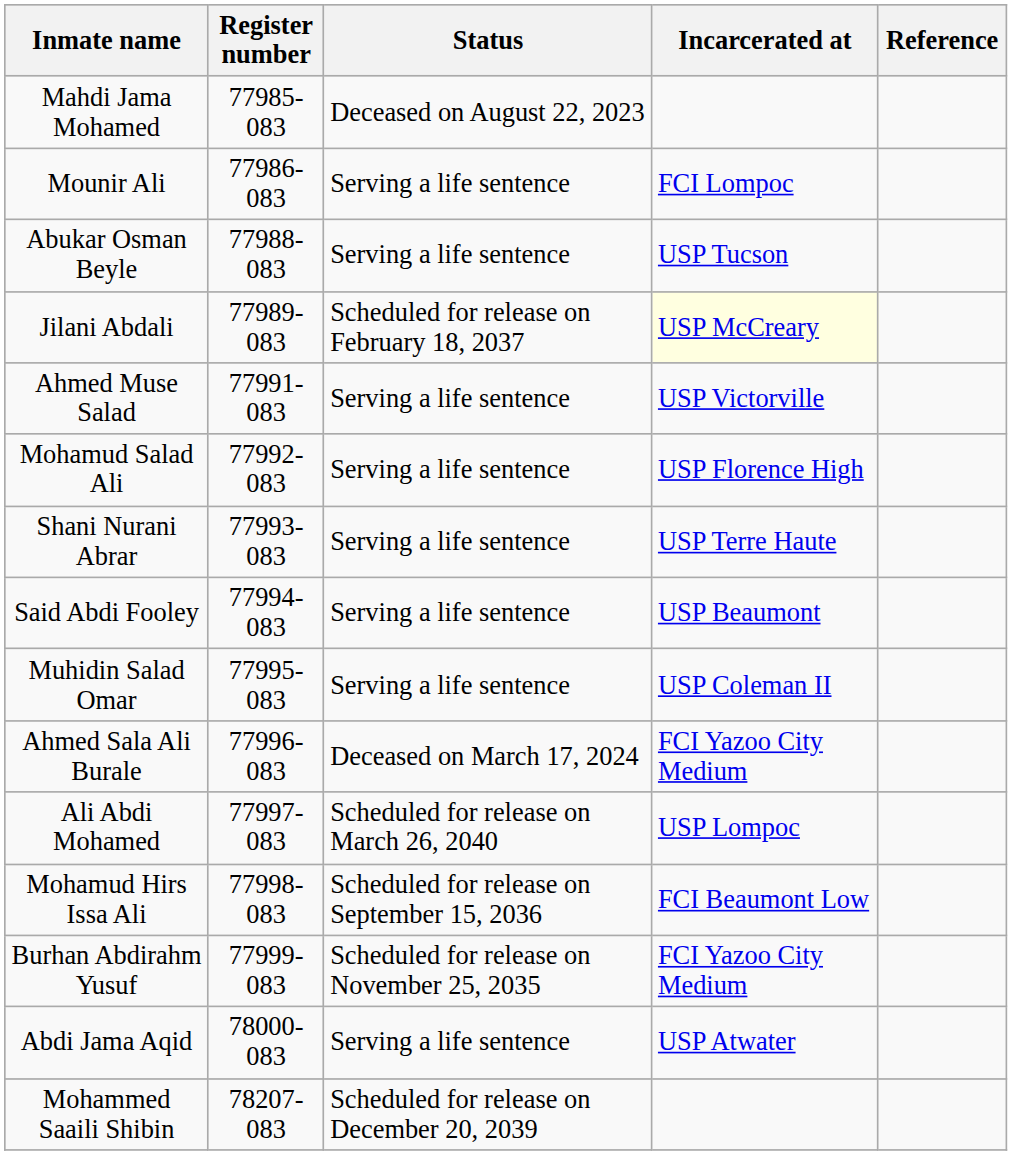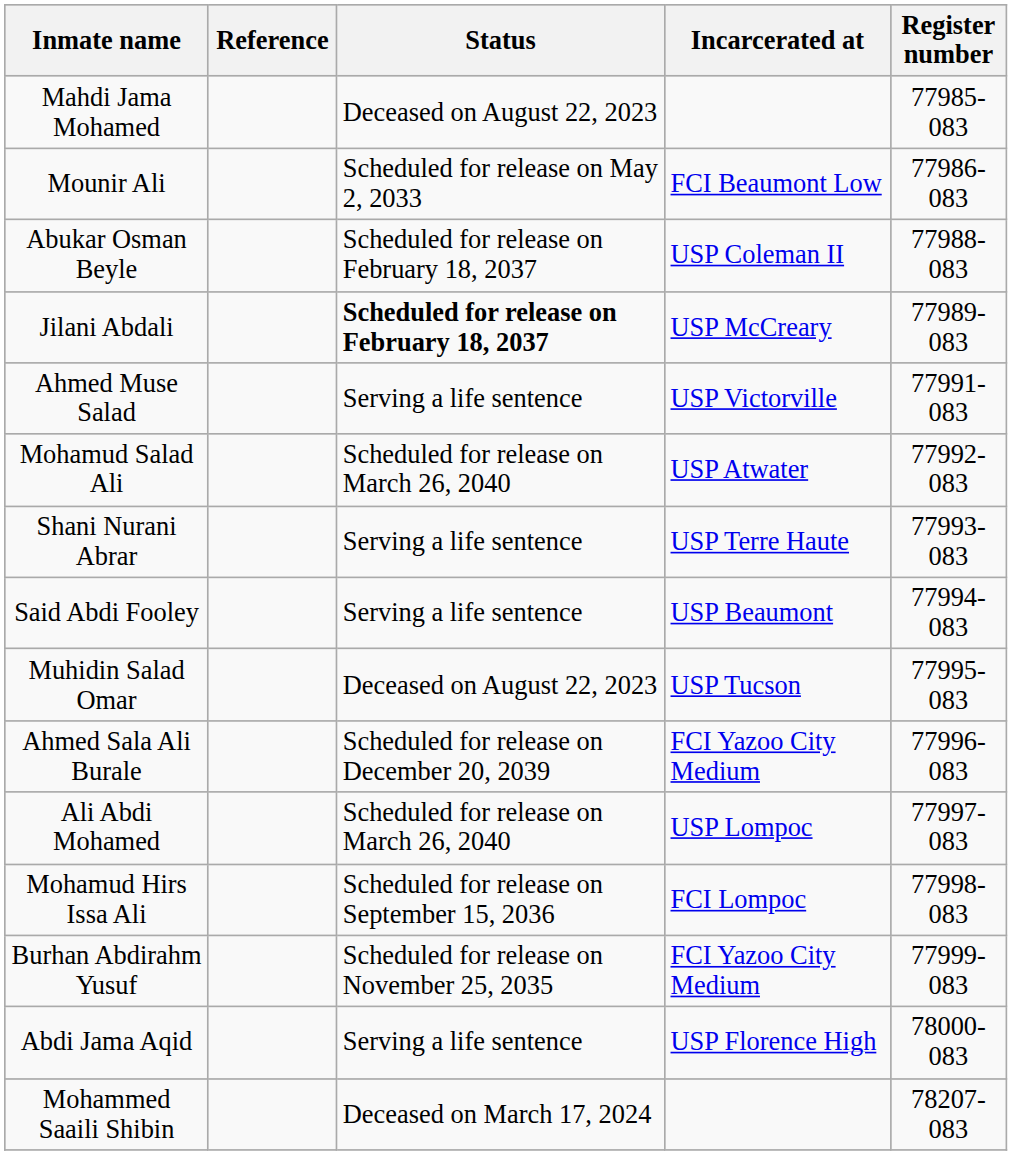columns swapped: (266, 40) <-> (942, 40)
(450, 183) Serving a life sentence -> (500, 183) Scheduled for release on May 2, 2033
(726, 183) FCI Lompoc -> (776, 183) FCI Beaumont Low
(450, 254) Serving a life sentence -> (473, 254) Scheduled for release on February 18, 2037
(723, 254) USP Tucson -> (757, 254) USP Coleman II
(460, 326) normal -> (480, 326) bold
(738, 326) lightyellow background -> (751, 326) no background
(450, 469) Serving a life sentence -> (473, 469) Scheduled for release on March 26, 2040
(761, 469) USP Florence High -> (739, 469) USP Atwater
(450, 684) Serving a life sentence -> (500, 684) Deceased on August 22, 2023
(745, 684) USP Coleman II -> (736, 684) USP Tucson
(484, 755) Deceased on March 17, 2024 -> (473, 755) Scheduled for release on December 20, 2039
(764, 899) FCI Beaumont Low -> (738, 899) FCI Lompoc
(727, 1042) USP Atwater -> (773, 1042) USP Florence High
(460, 1113) Scheduled for release on December 20, 2039 -> (497, 1113) Deceased on March 17, 2024
